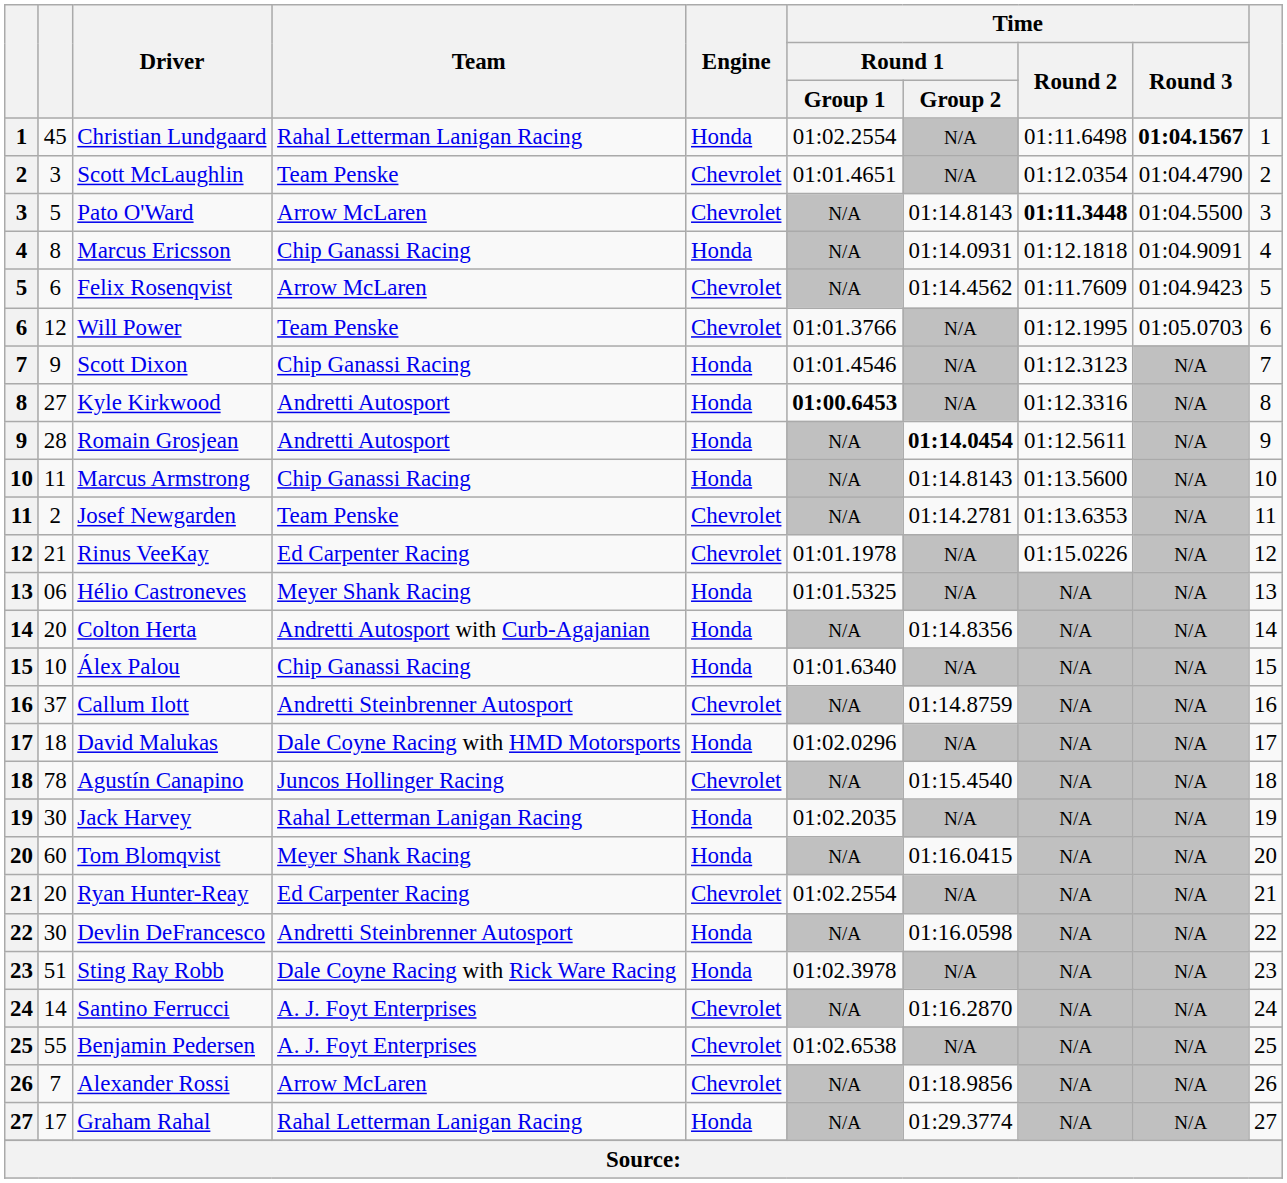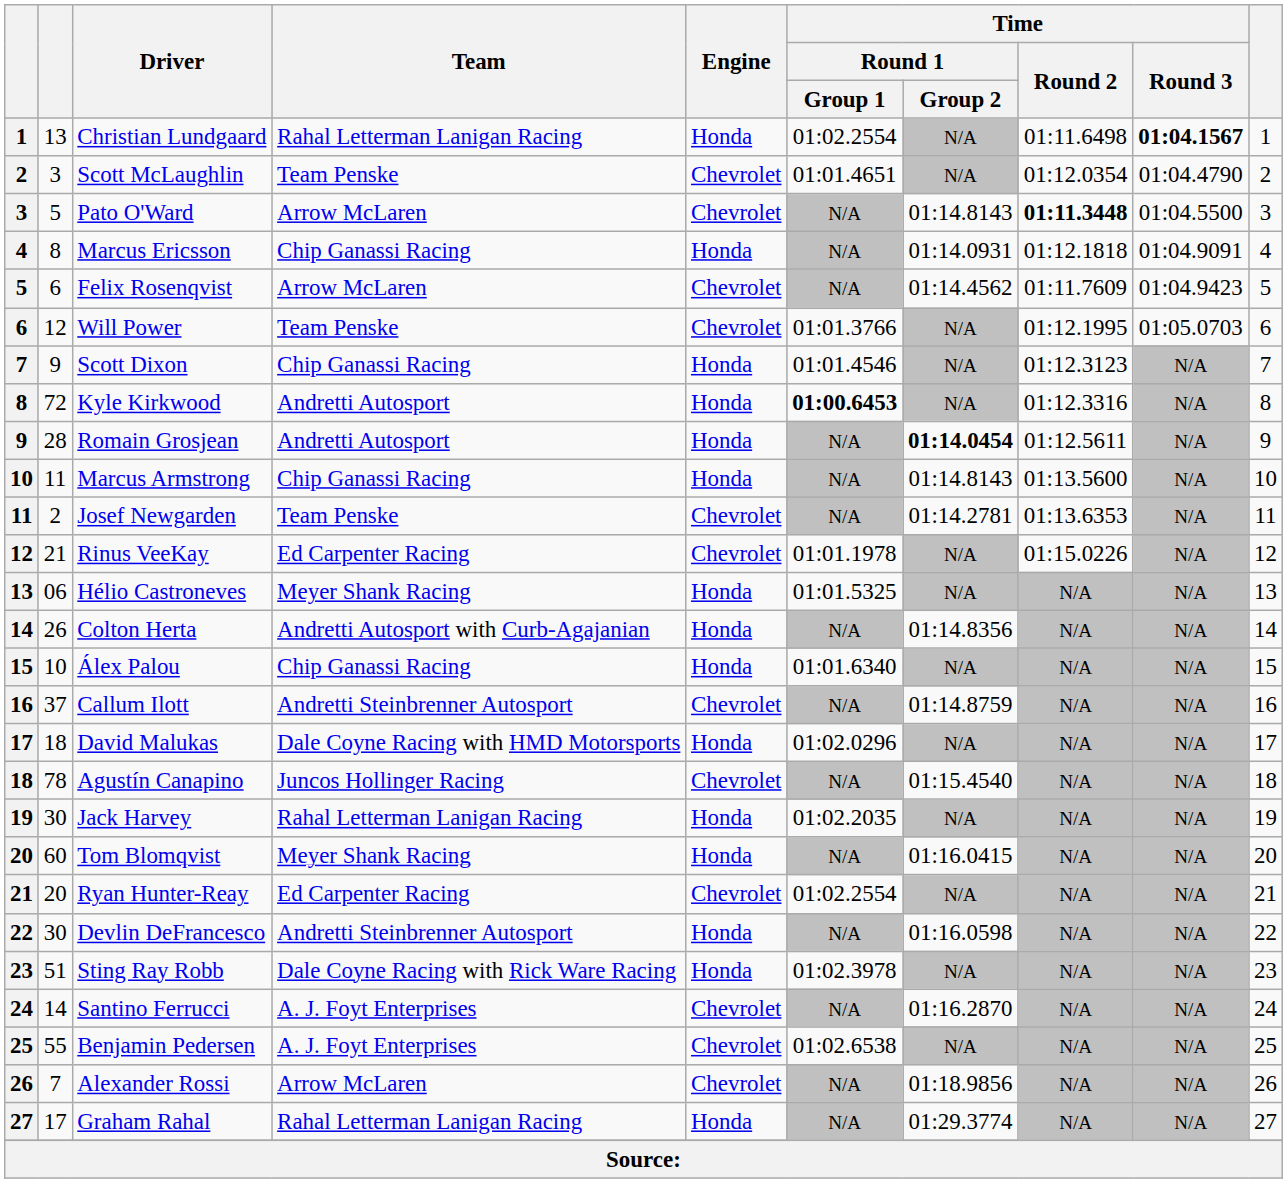(55, 137) 45 -> (55, 137) 13
(55, 402) 27 -> (55, 402) 72
(55, 629) 20 -> (55, 629) 26
